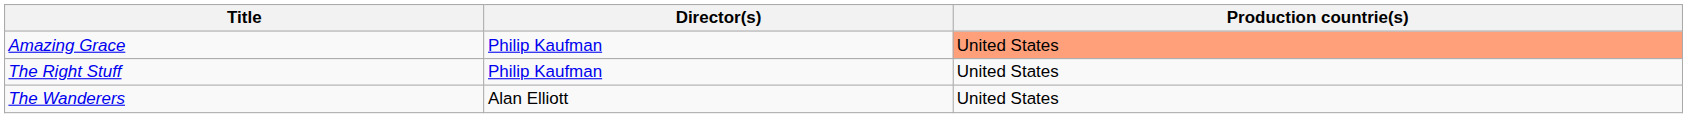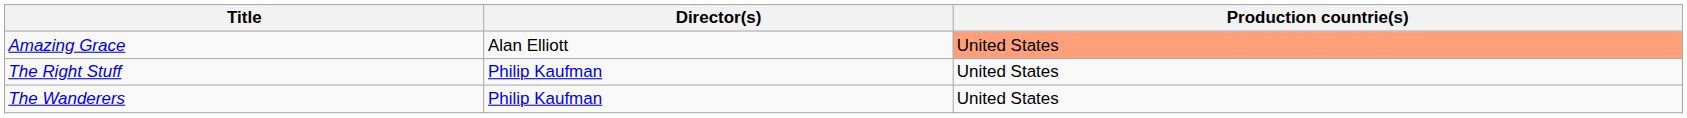(545, 44) Philip Kaufman -> (528, 44) Alan Elliott
(528, 98) Alan Elliott -> (545, 98) Philip Kaufman
